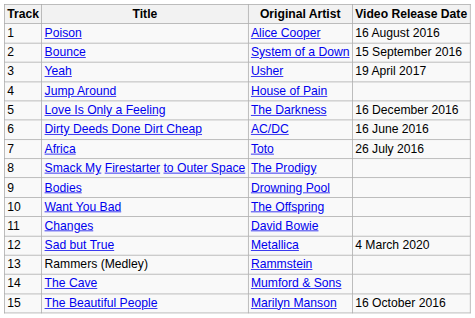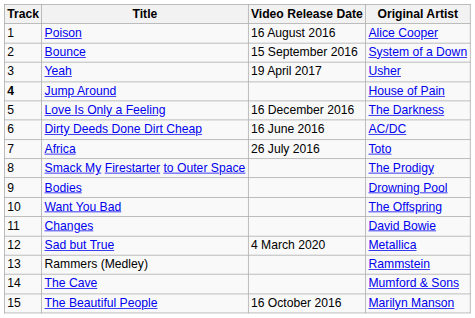columns swapped: (300, 14) <-> (411, 14)
(11, 91) normal -> (11, 91) bold
